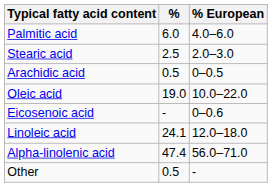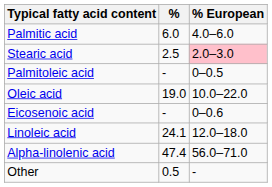(213, 53) no background -> (213, 53) pink background
- row: (46, 73)
+ row: (51, 73)
